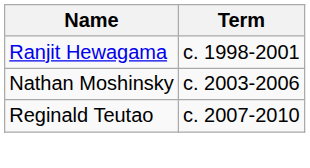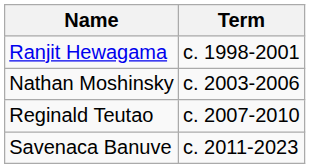+ row: (90, 147)
